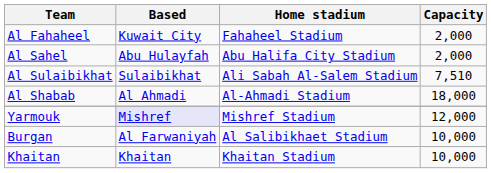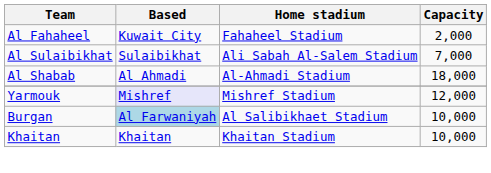- row: (38, 55)
(454, 76) 7,510 -> (454, 55) 7,000
(167, 137) no background -> (167, 116) lightblue background
